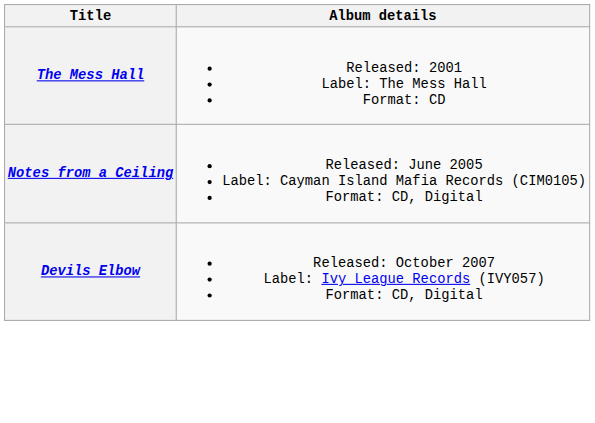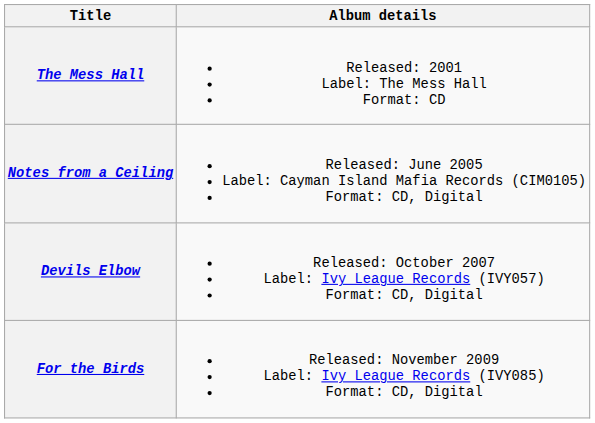+ row: (90, 369)
